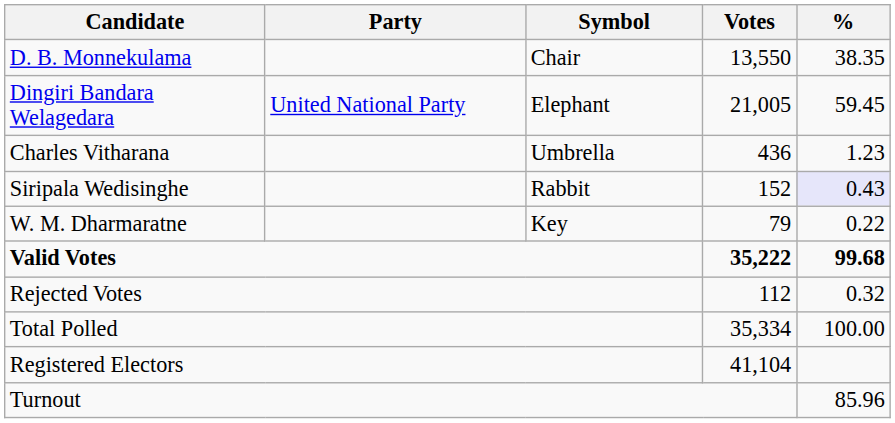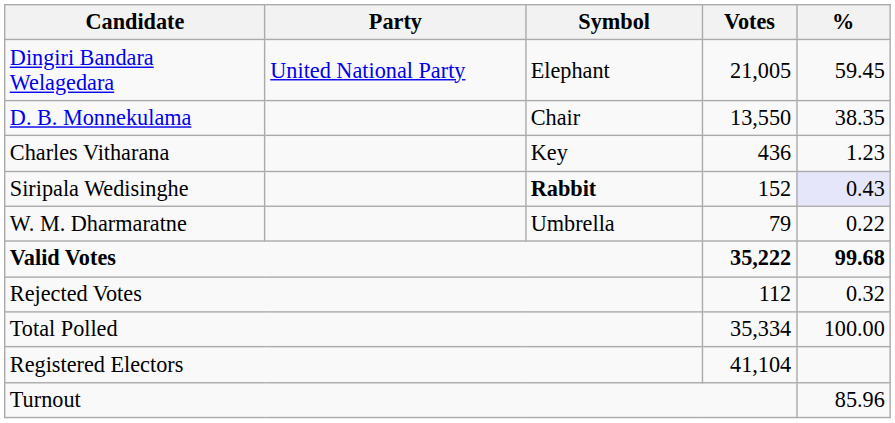rows swapped: (82, 105) <-> (101, 57)
(573, 152) Umbrella -> (549, 152) Key
(560, 188) normal -> (563, 188) bold
(549, 223) Key -> (573, 223) Umbrella
